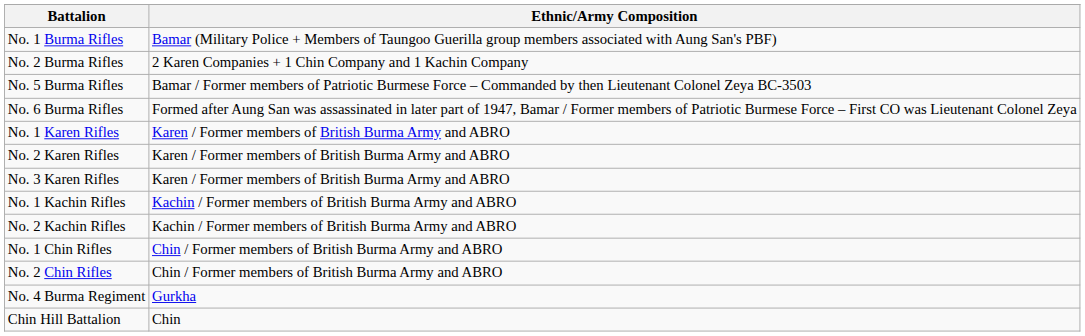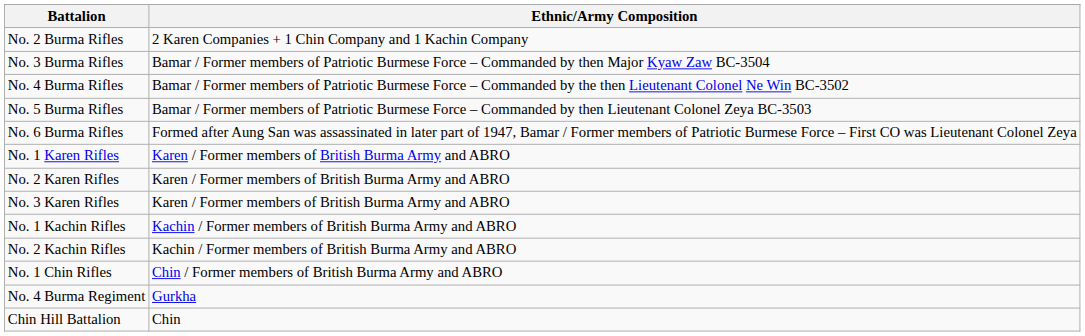- row: (66, 39)
+ row: (66, 62)
+ row: (66, 86)
- row: (60, 272)
